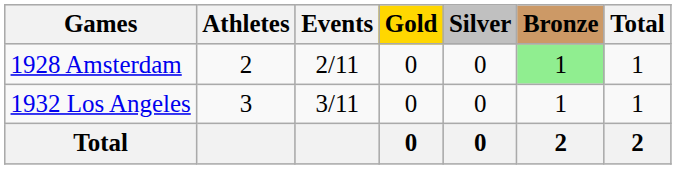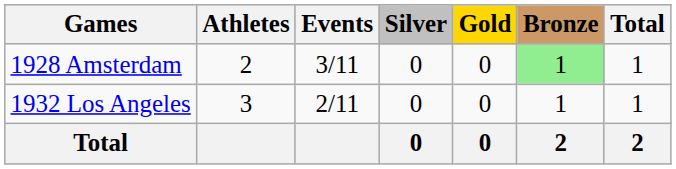columns swapped: (411, 24) <-> (480, 24)
(337, 63) 2/11 -> (337, 63) 3/11
(337, 103) 3/11 -> (337, 103) 2/11
